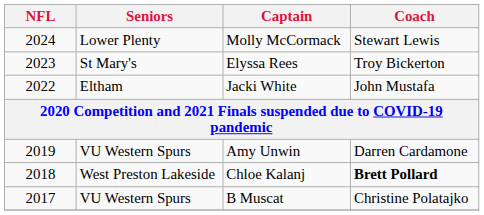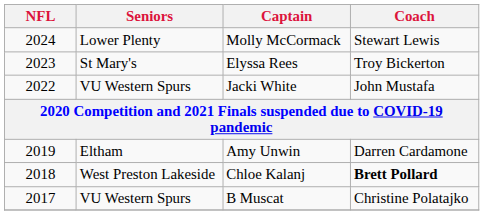(101, 87) Eltham -> (135, 87) VU Western Spurs
(135, 151) VU Western Spurs -> (101, 151) Eltham
